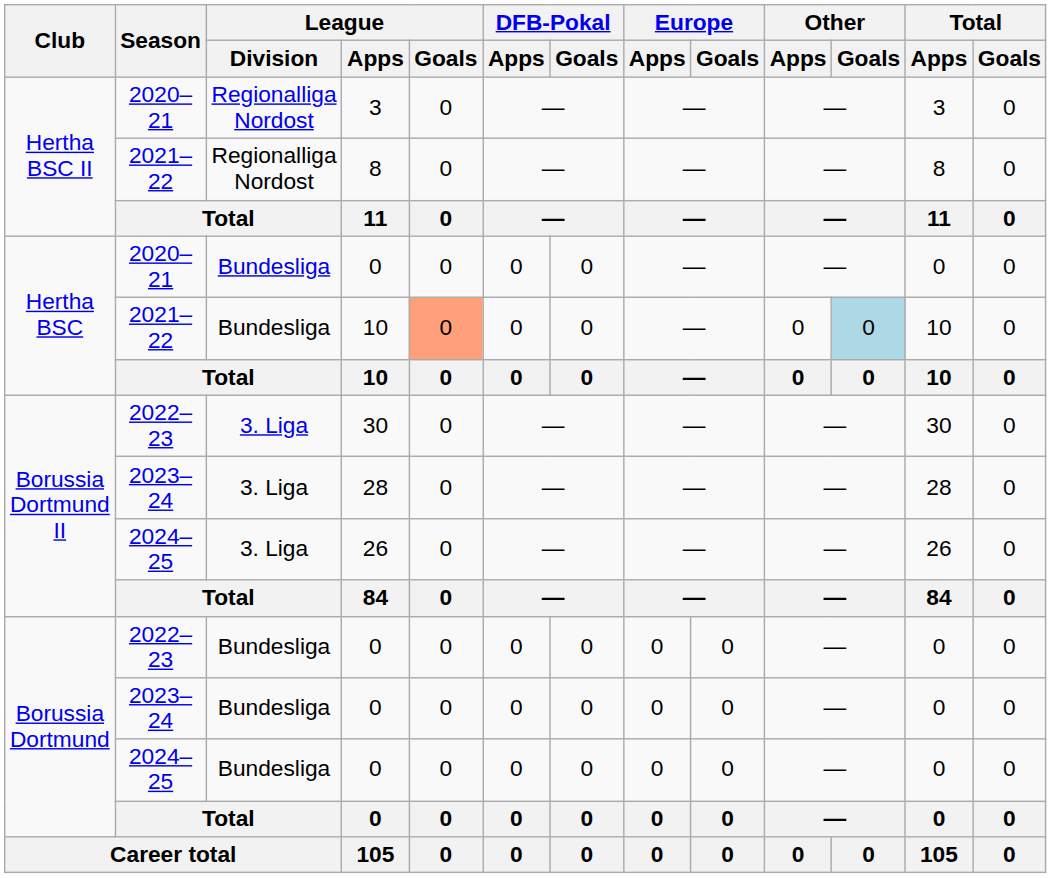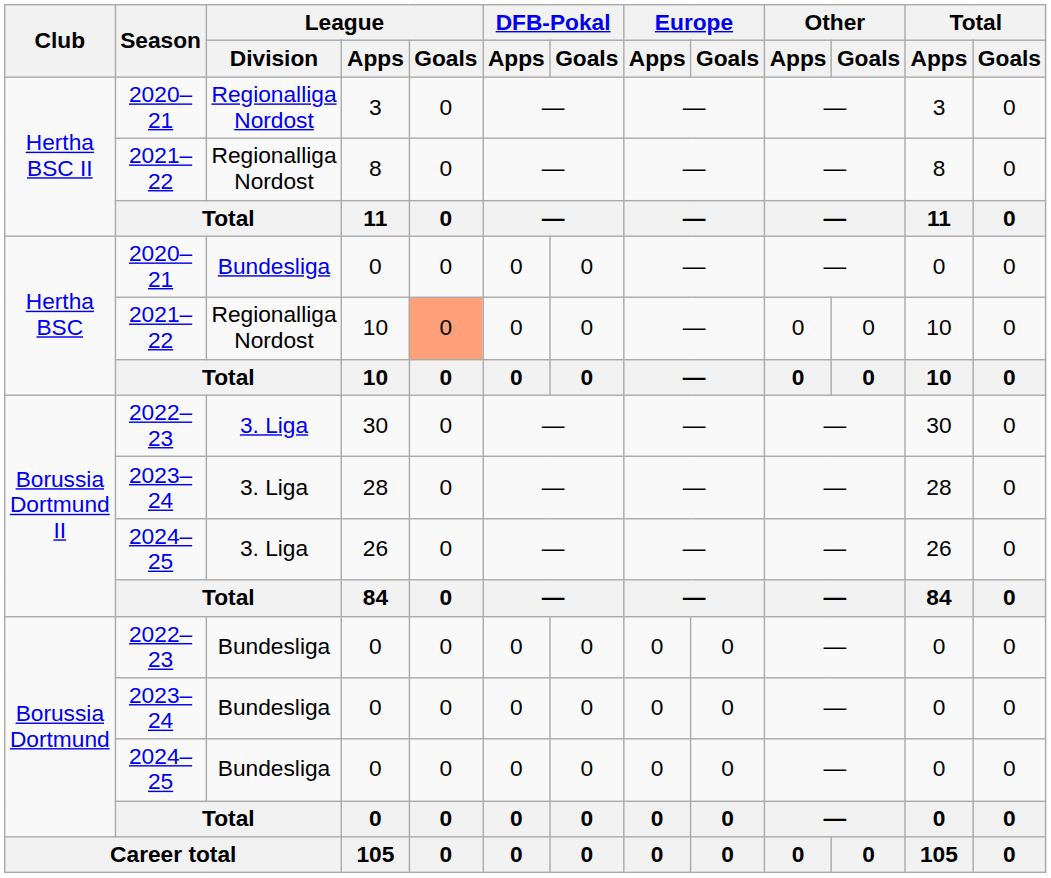(274, 328) Bundesliga -> (274, 328) Regionalliga Nordost
(869, 328) lightblue background -> (869, 328) no background
